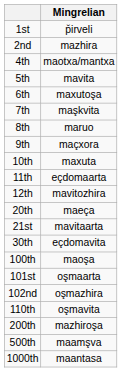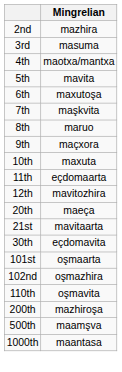- row: (23, 29)
+ row: (23, 45)
- row: (23, 260)
